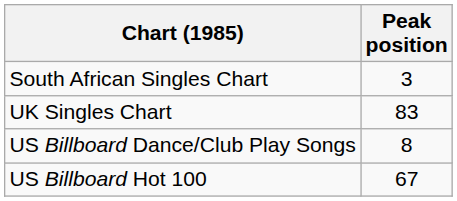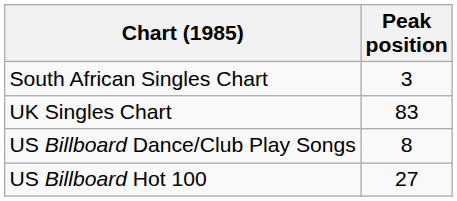(407, 178) 67 -> (407, 178) 27
